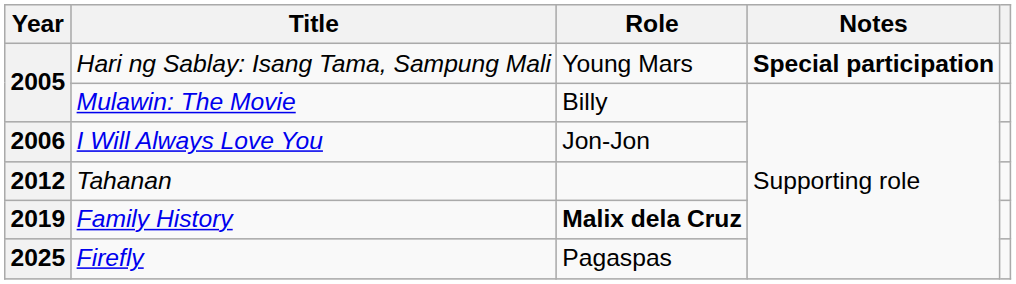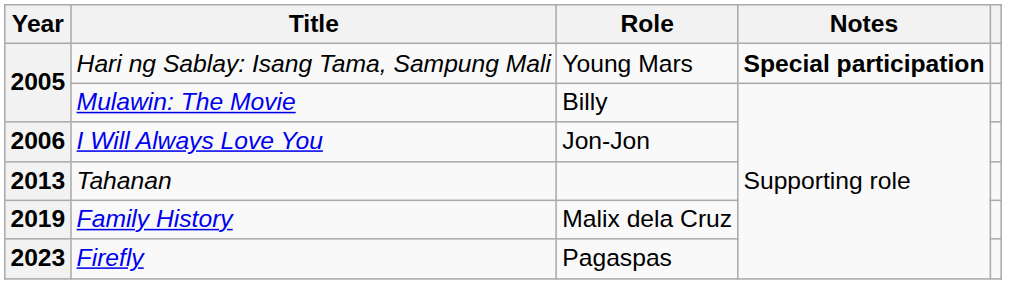(38, 180) 2012 -> (38, 180) 2013
(652, 219) bold -> (647, 219) normal
(38, 258) 2025 -> (38, 258) 2023
